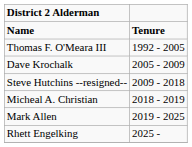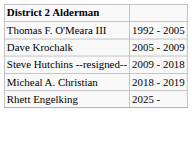- row: (20, 30)
- row: (32, 116)
